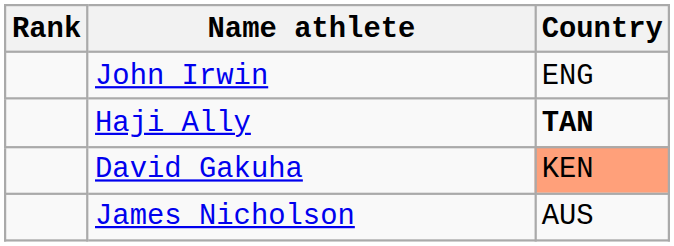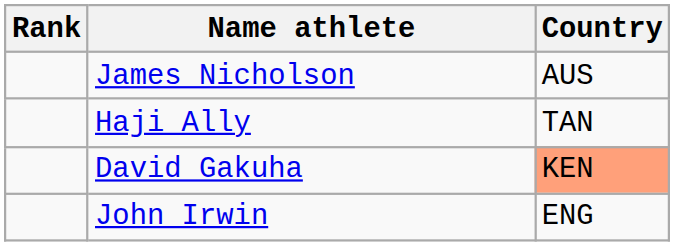rows swapped: (182, 76) <-> (225, 217)
(568, 123) bold -> (568, 123) normal
